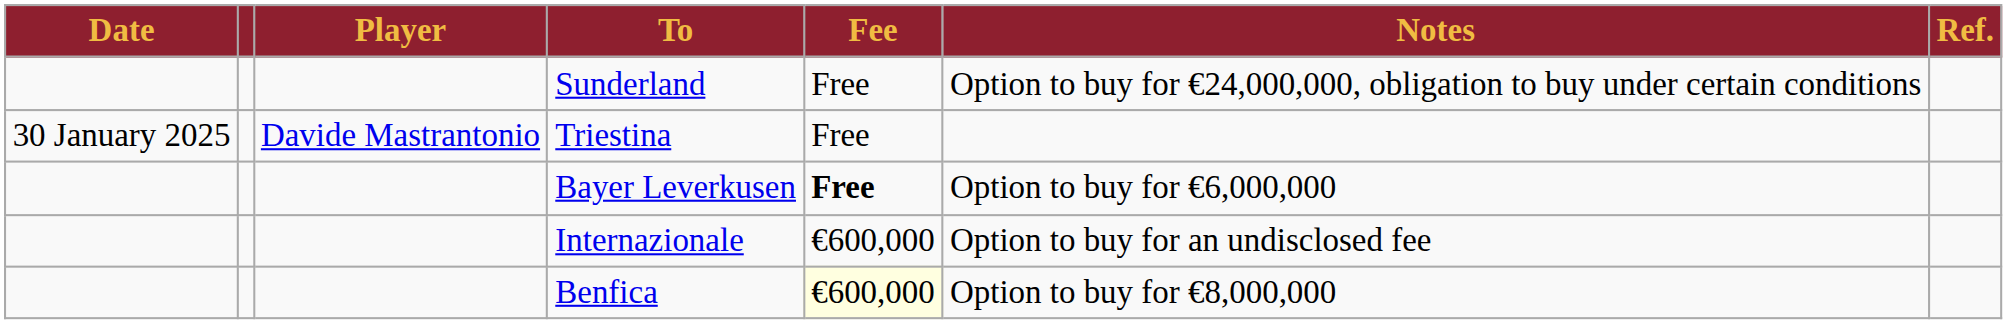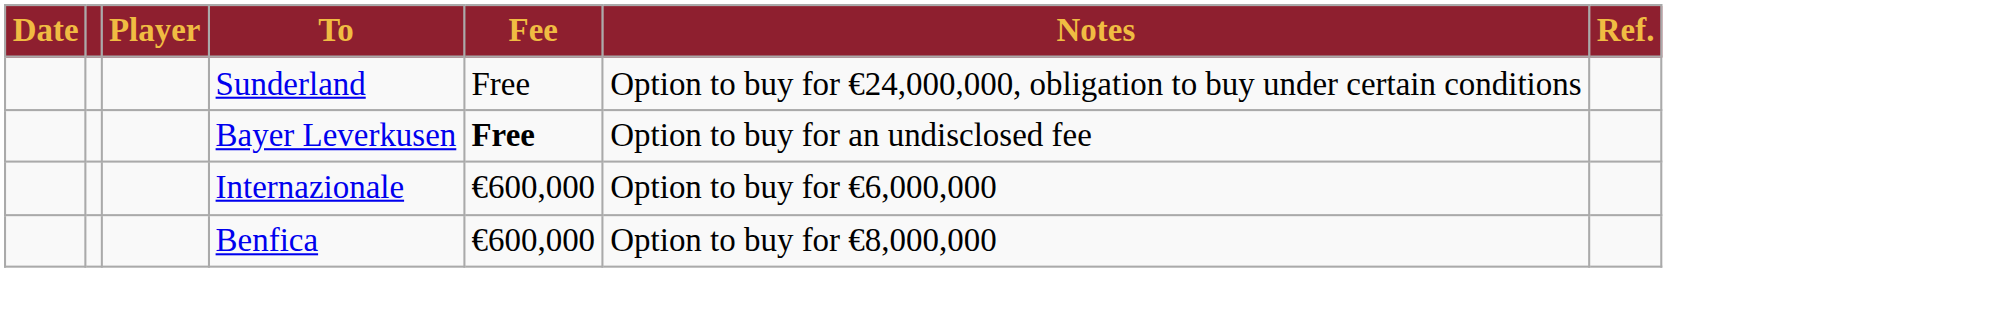- row: (613, 135)
(1143, 187) Option to buy for €6,000,000 -> (851, 135) Option to buy for an undisclosed fee
(1191, 239) Option to buy for an undisclosed fee -> (803, 187) Option to buy for €6,000,000
(873, 291) lightyellow background -> (533, 239) no background
